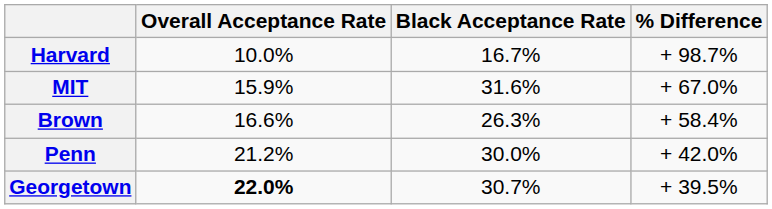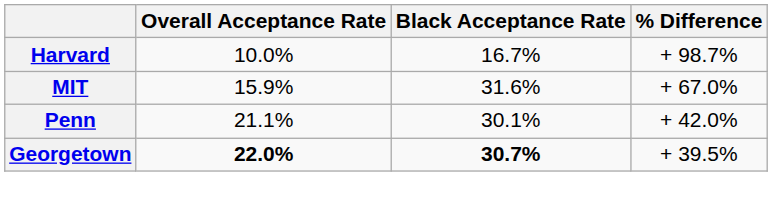- row: (70, 120)
(264, 154) 21.2% -> (264, 120) 21.1%
(511, 154) 30.0% -> (511, 120) 30.1%
(511, 187) normal -> (511, 154) bold
